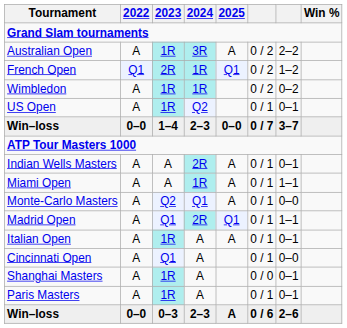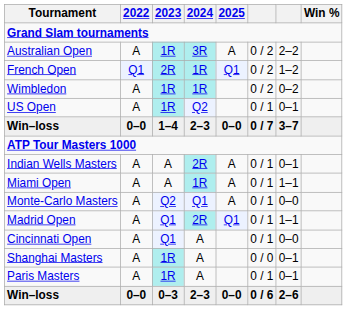- row: (39, 239)
(232, 314) A -> (232, 295) 0–0
